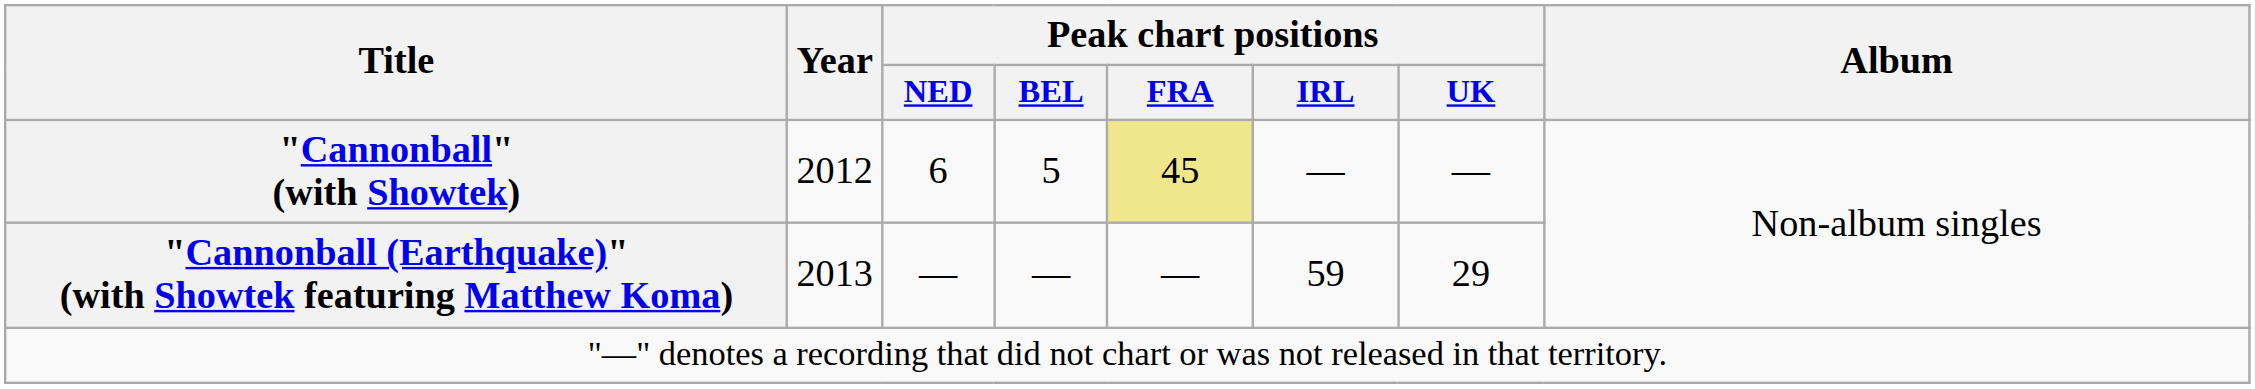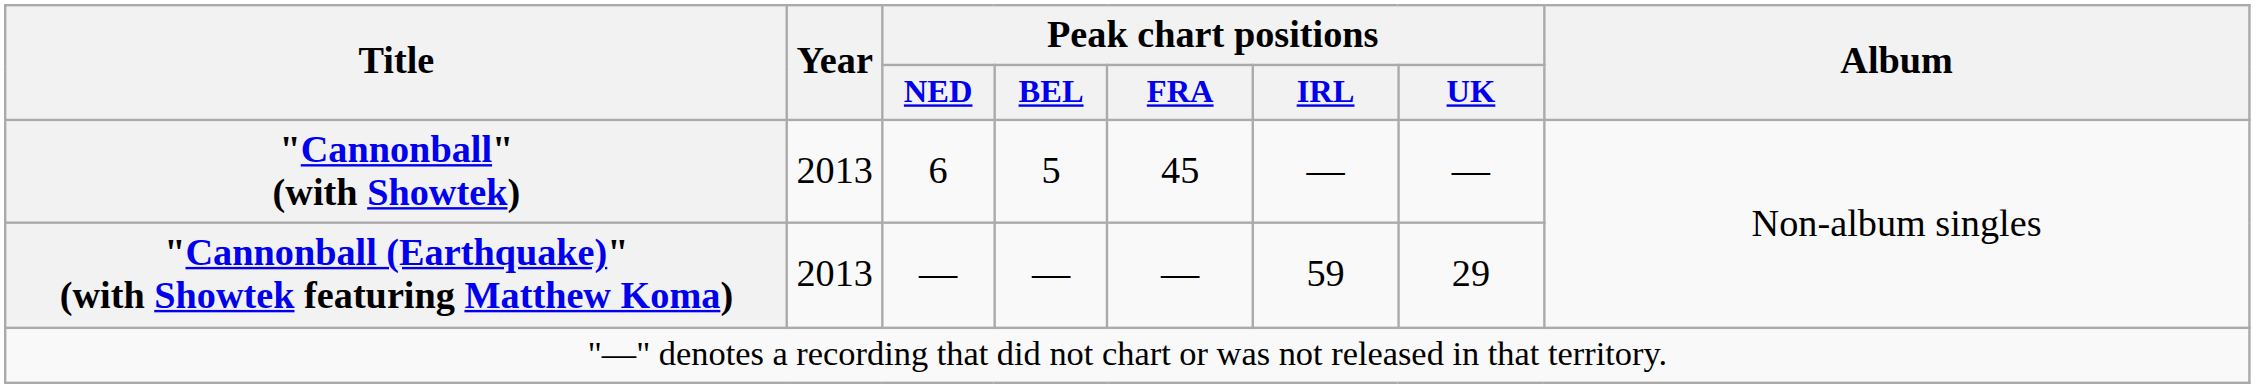(835, 170) 2012 -> (835, 170) 2013
(1180, 170) khaki background -> (1180, 170) no background
